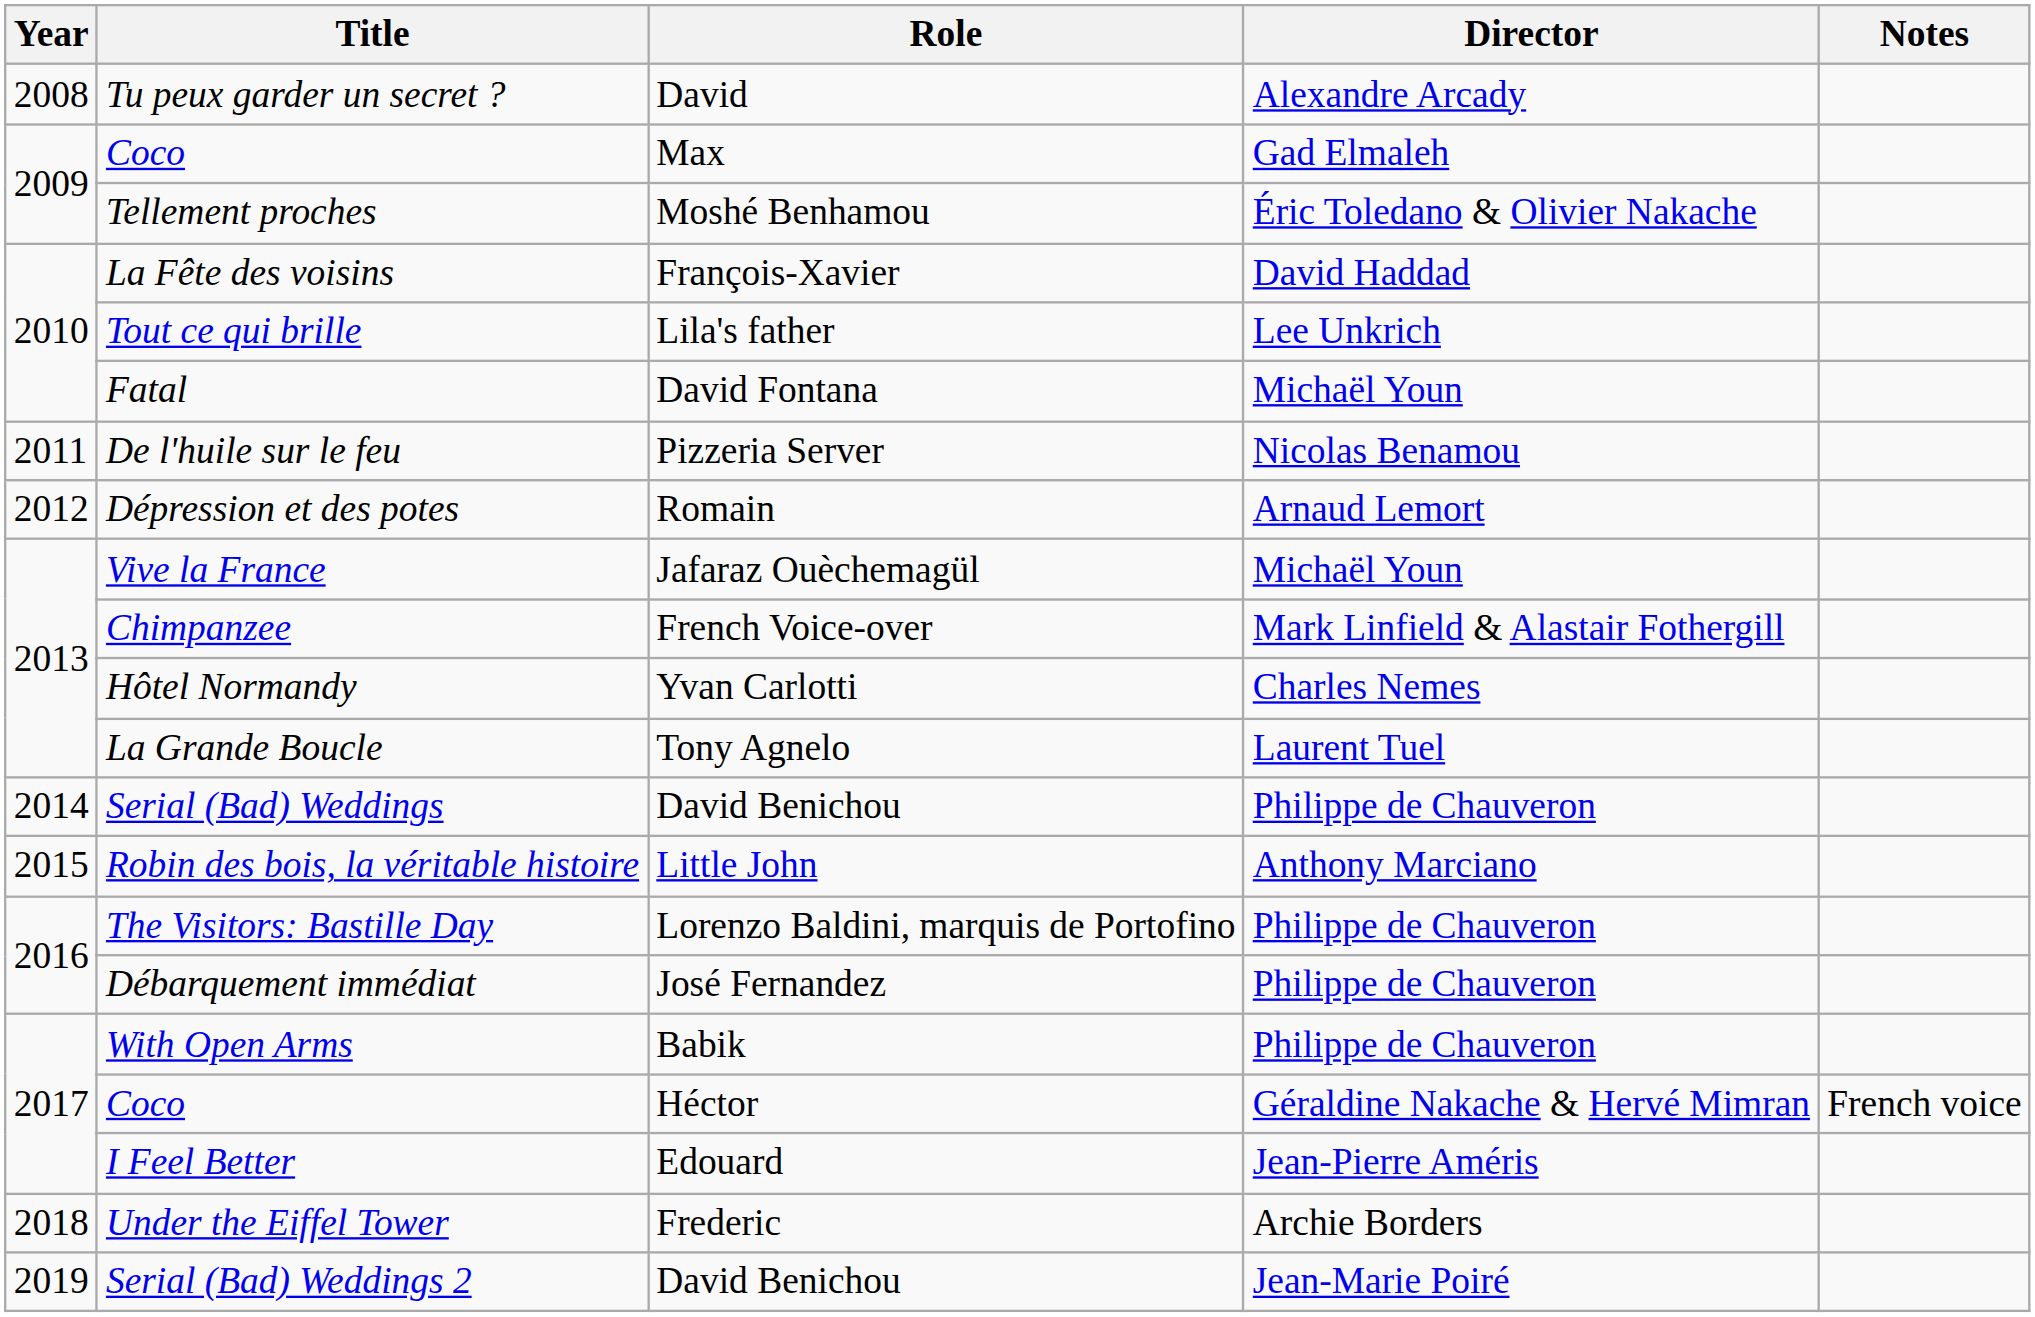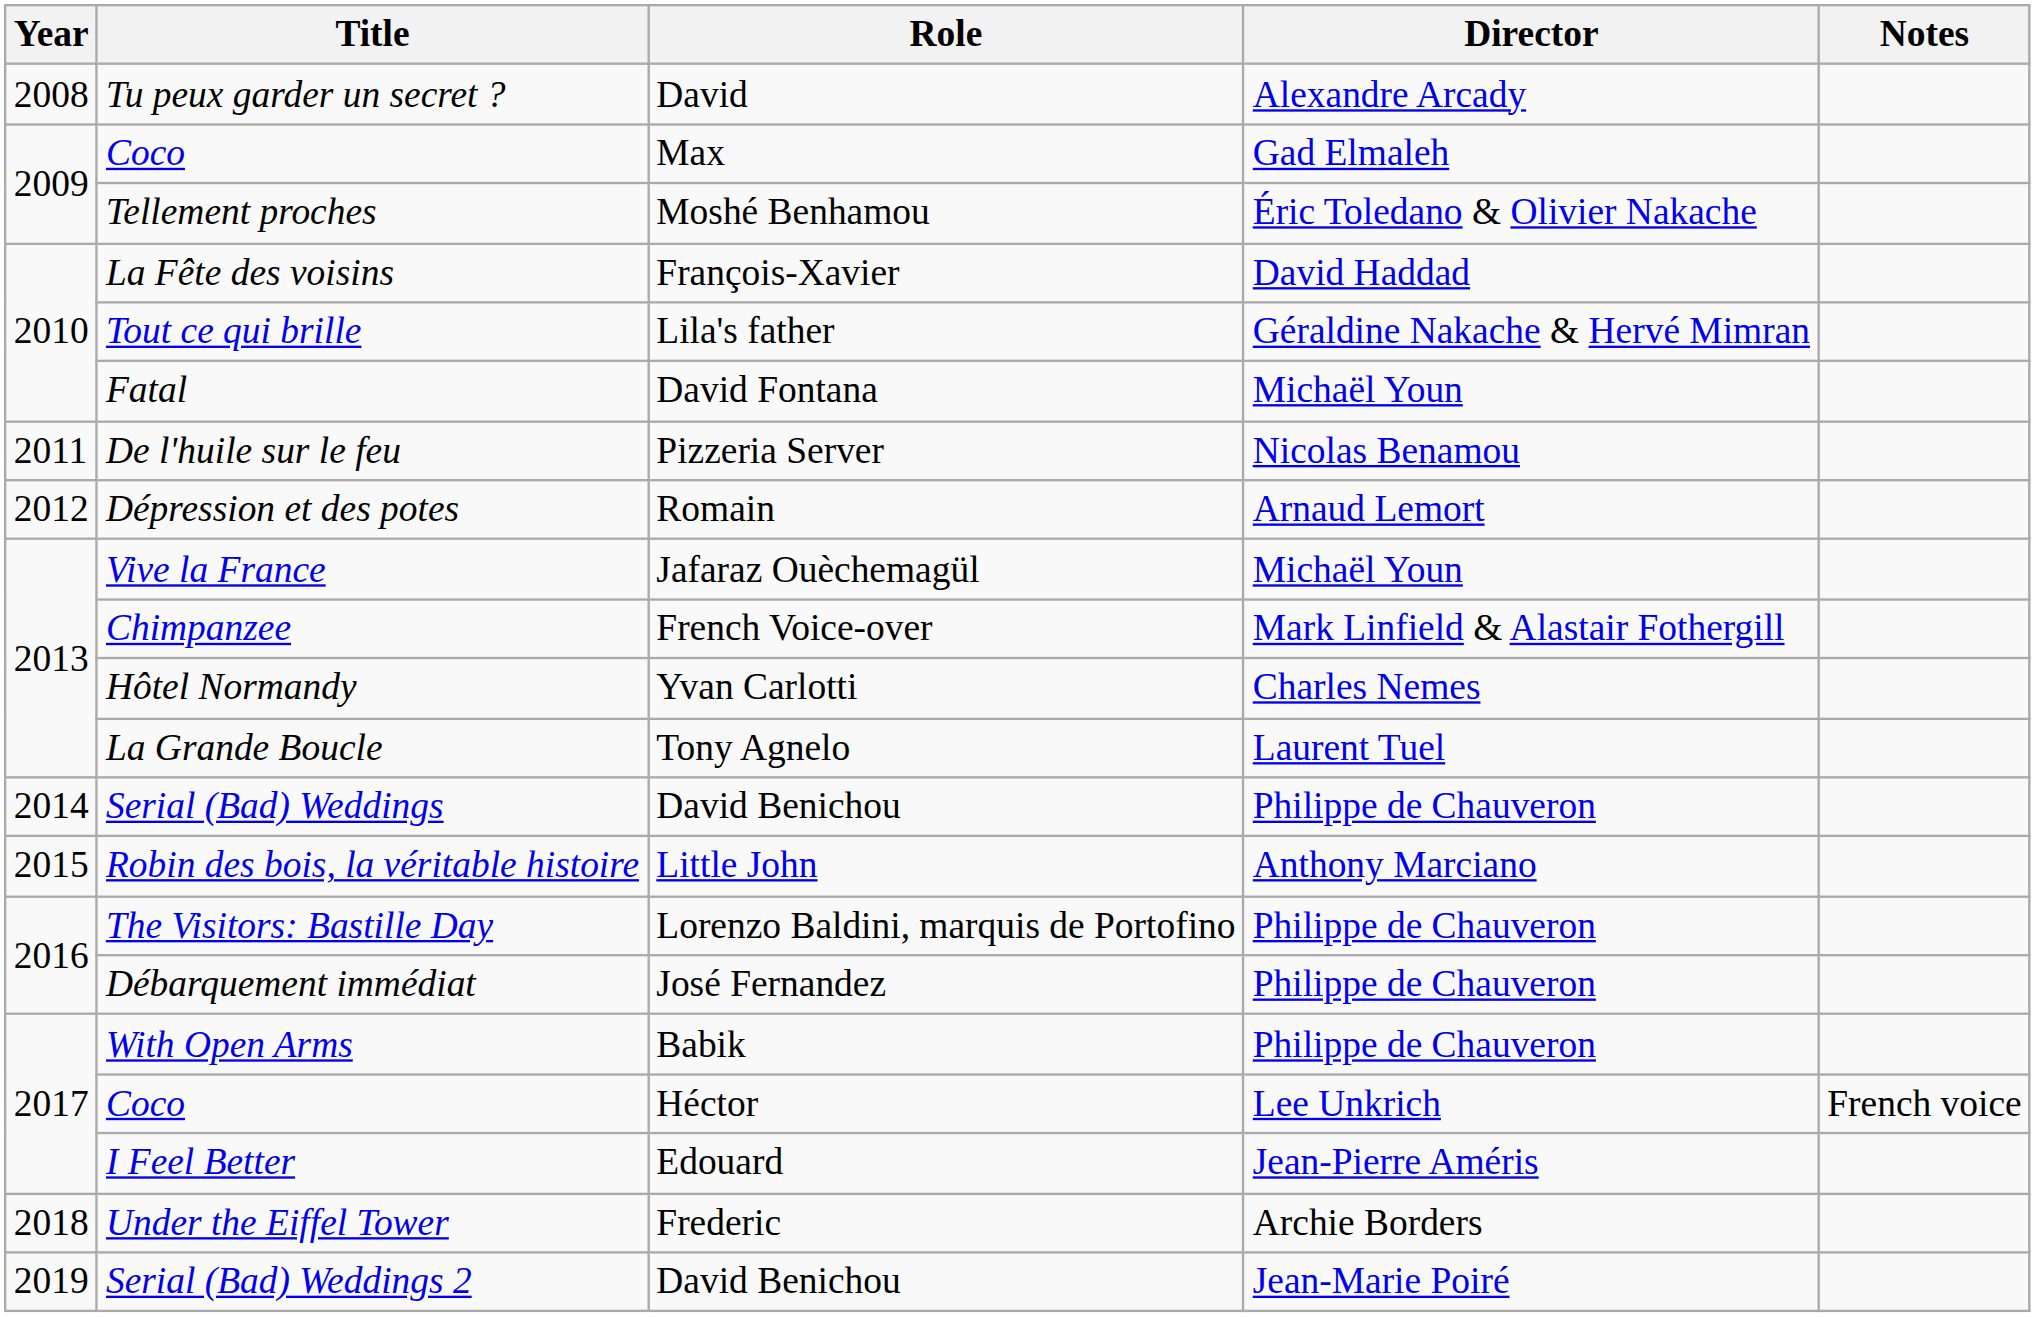(1347, 331) Lee Unkrich -> (1531, 331) Géraldine Nakache & Hervé Mimran
(1531, 1102) Géraldine Nakache & Hervé Mimran -> (1347, 1102) Lee Unkrich
